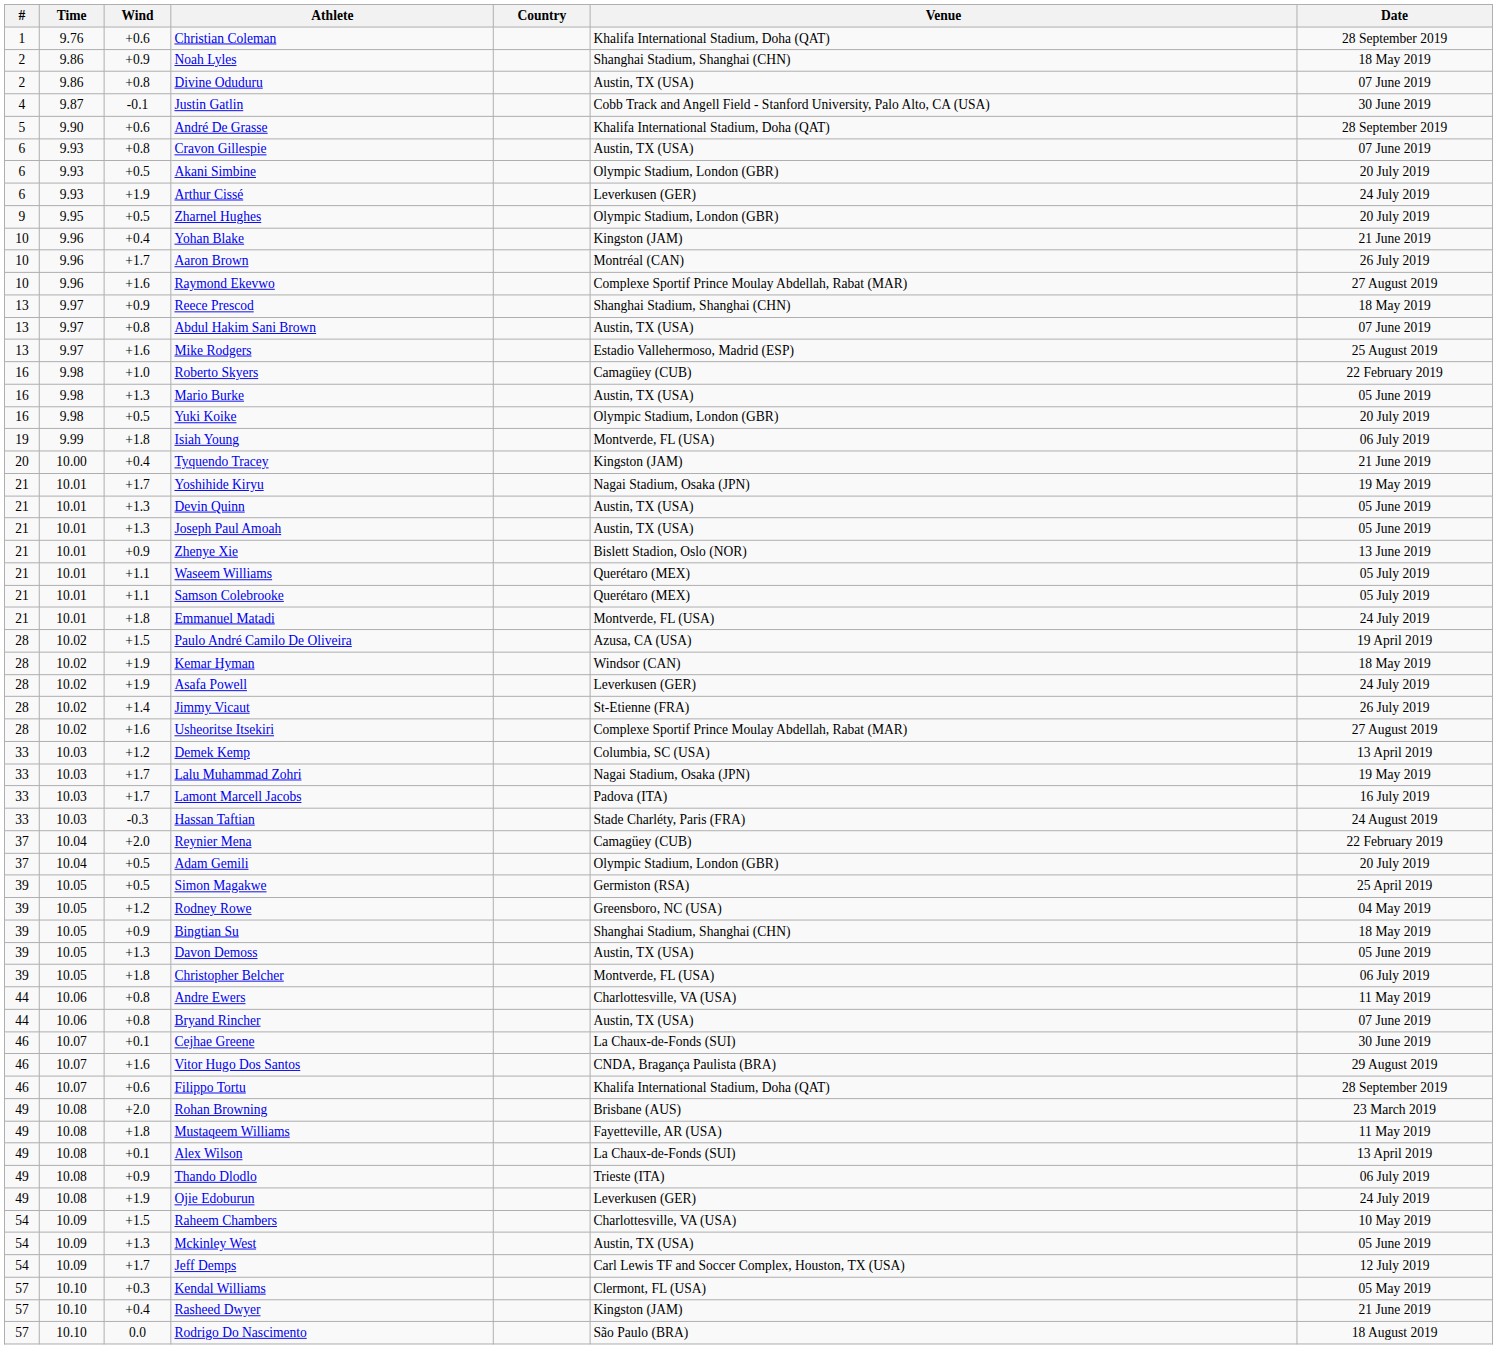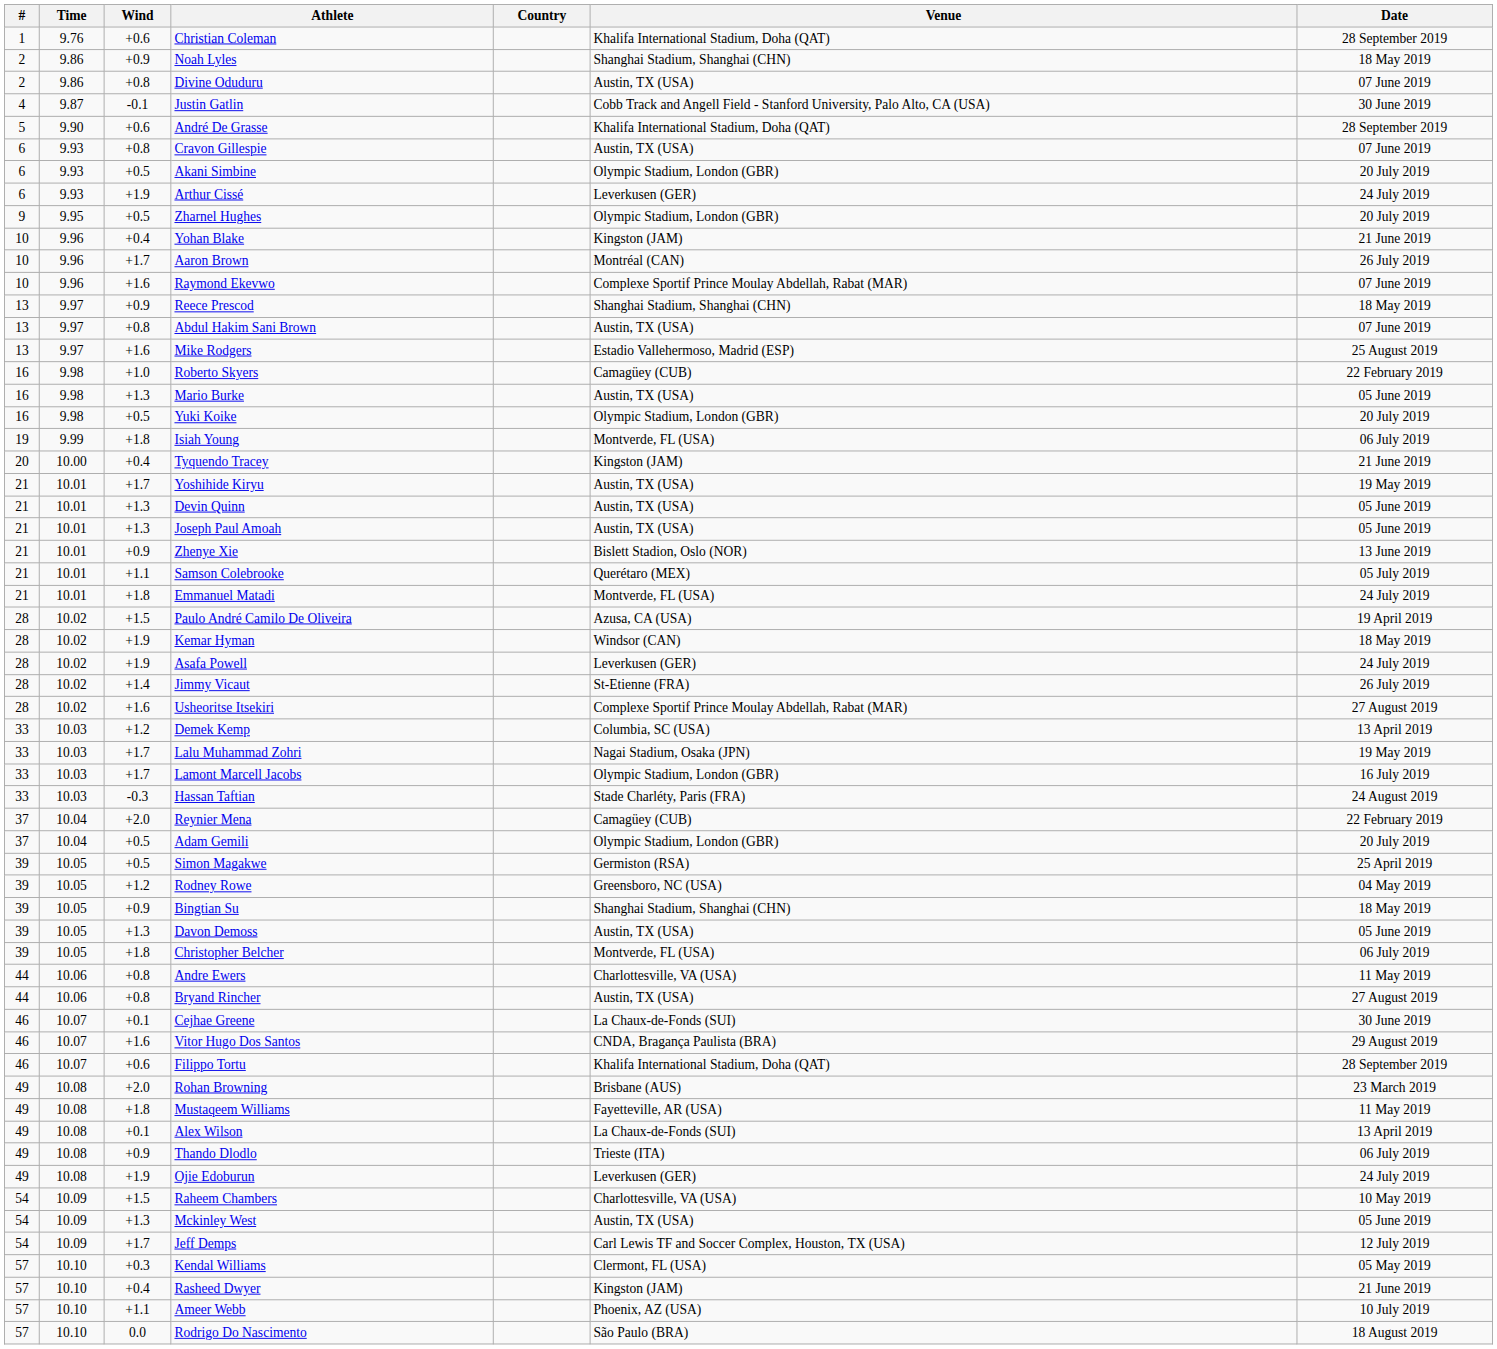(1395, 283) 27 August 2019 -> (1395, 283) 07 June 2019
(672, 484) Nagai Stadium, Osaka (JPN) -> (644, 484) Austin, TX (USA)
- row: (223, 574)
(630, 797) Padova (ITA) -> (686, 775) Olympic Stadium, London (GBR)
(1395, 1020) 07 June 2019 -> (1395, 998) 27 August 2019
+ row: (210, 1310)
